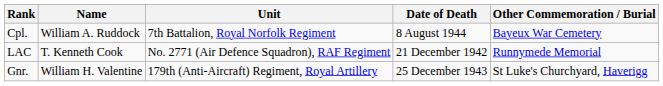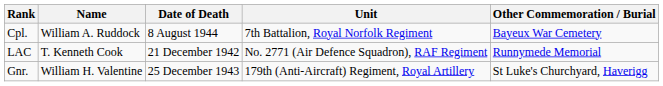columns swapped: (269, 14) <-> (442, 14)
